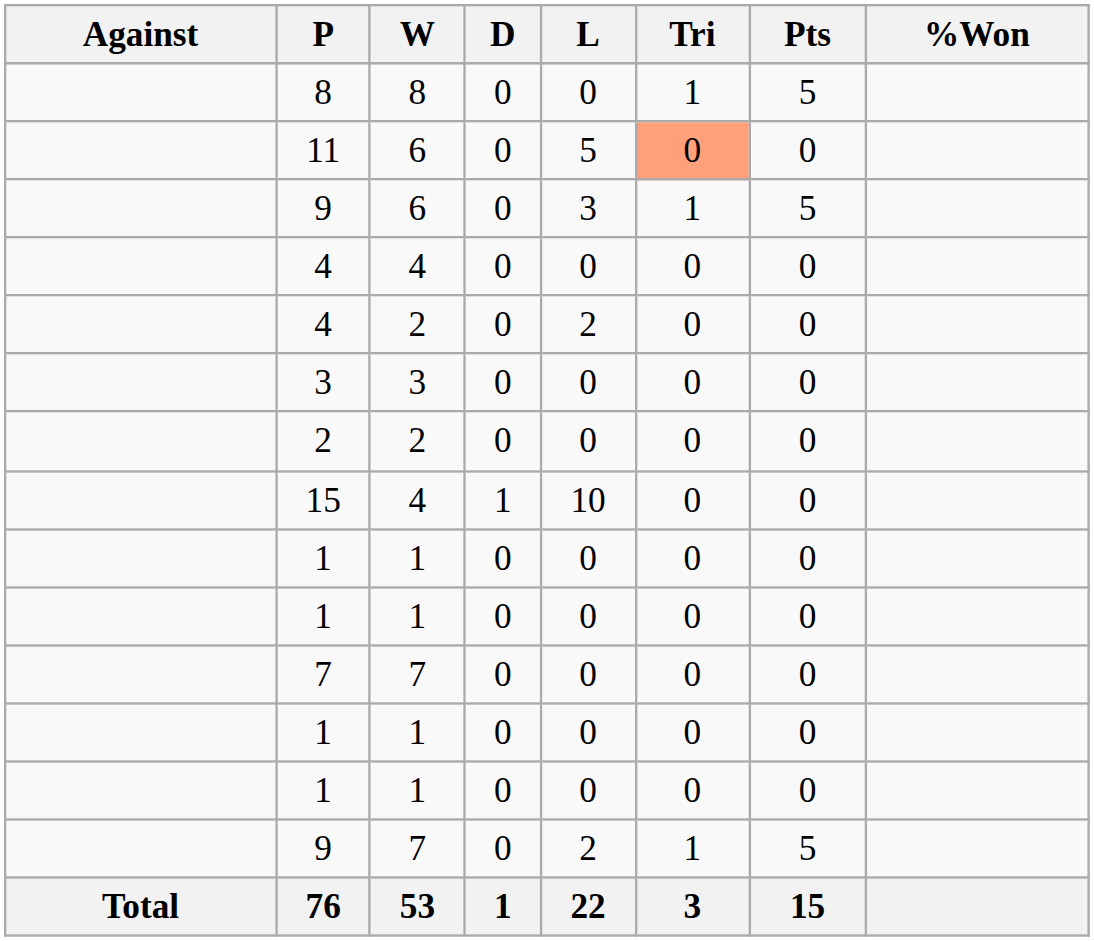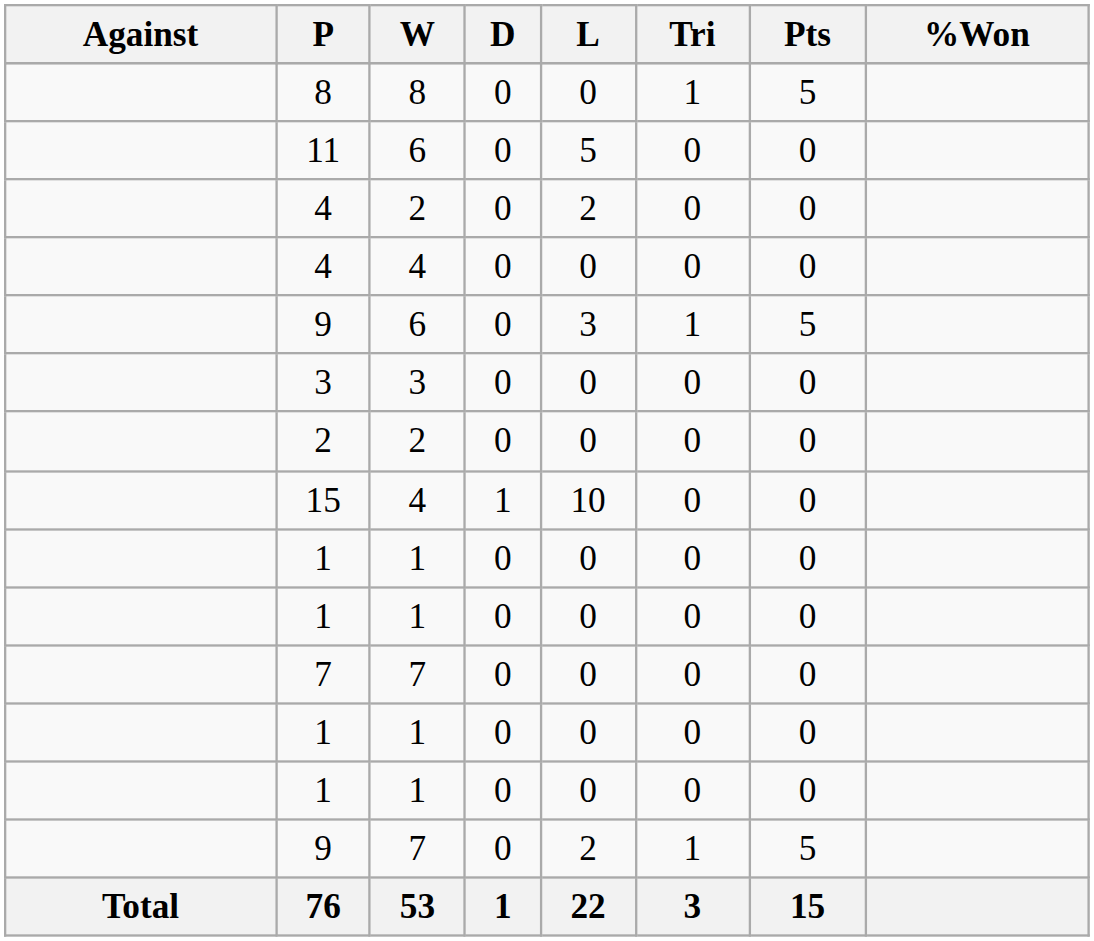(692, 150) lightsalmon background -> (692, 150) no background
rows swapped: (323, 208) <-> (323, 324)
